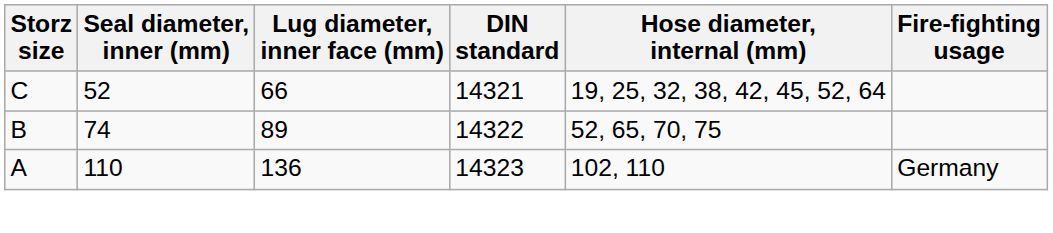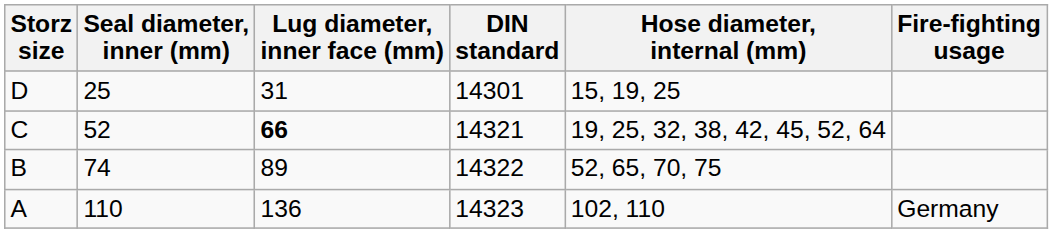+ row: (19, 90)
(274, 90) normal -> (274, 129) bold
